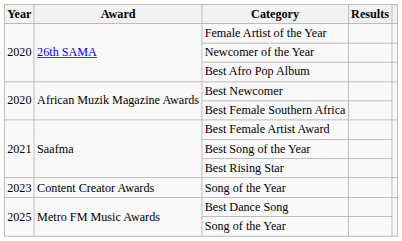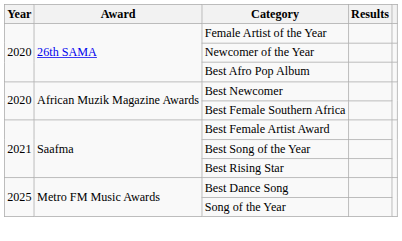- row: (96, 187)
